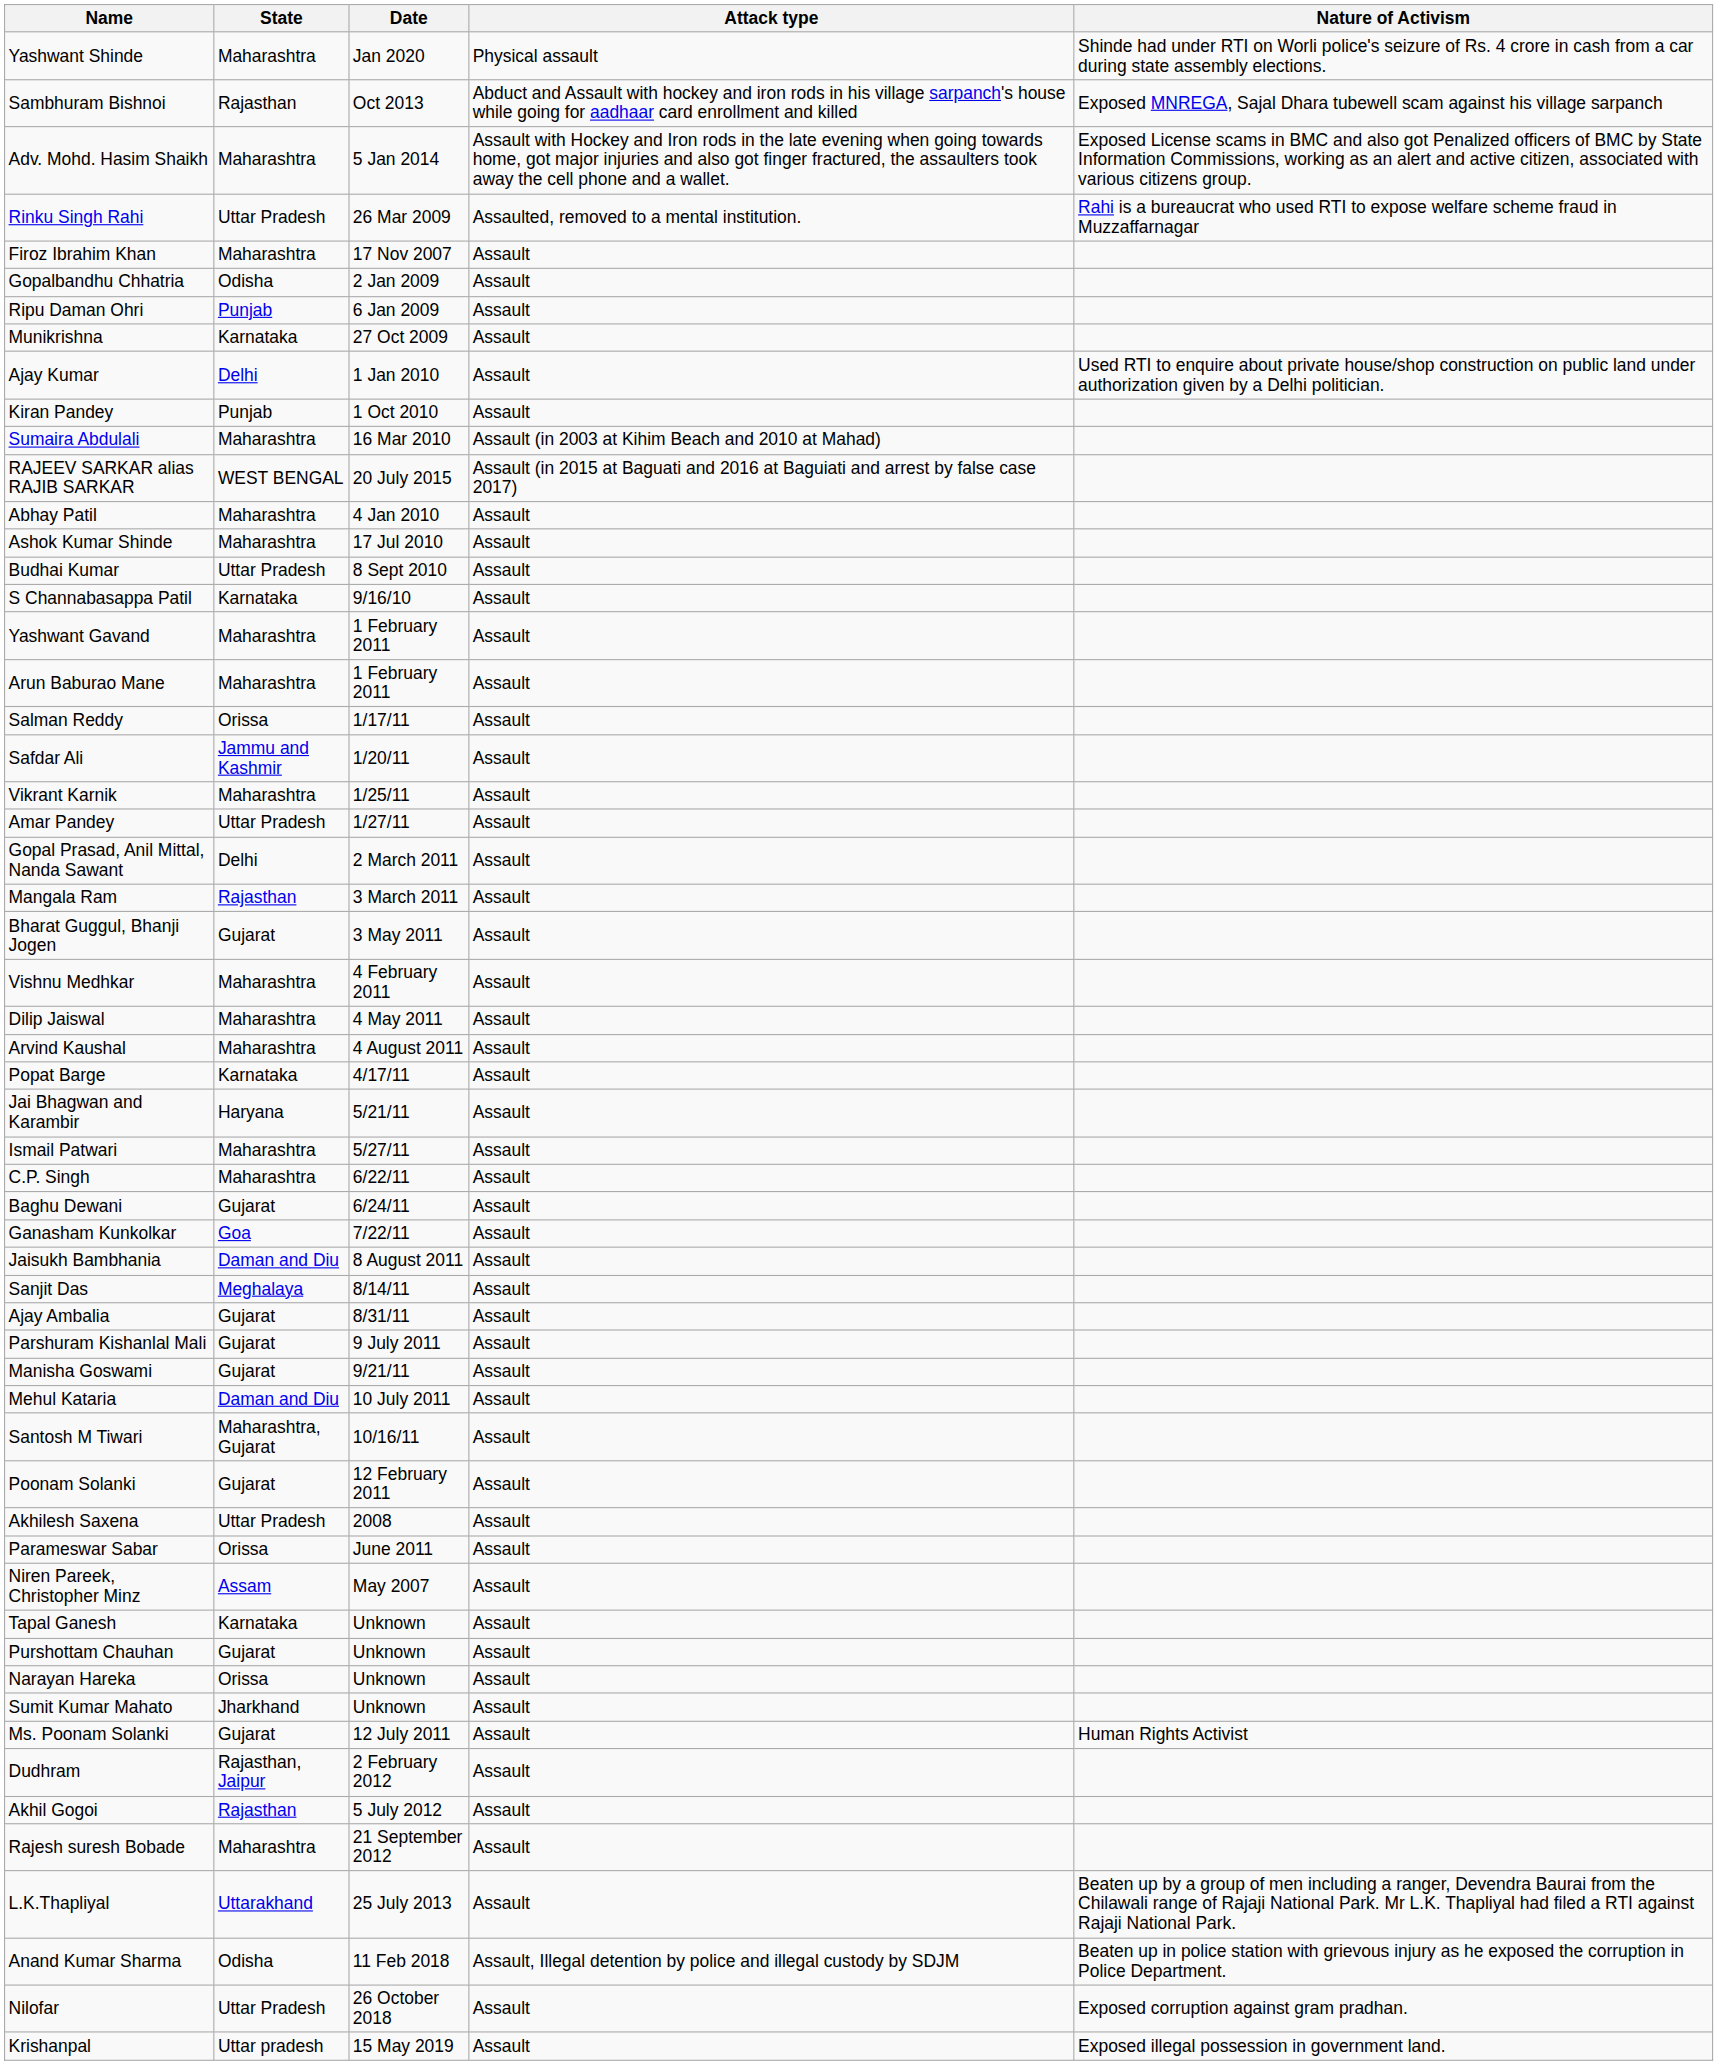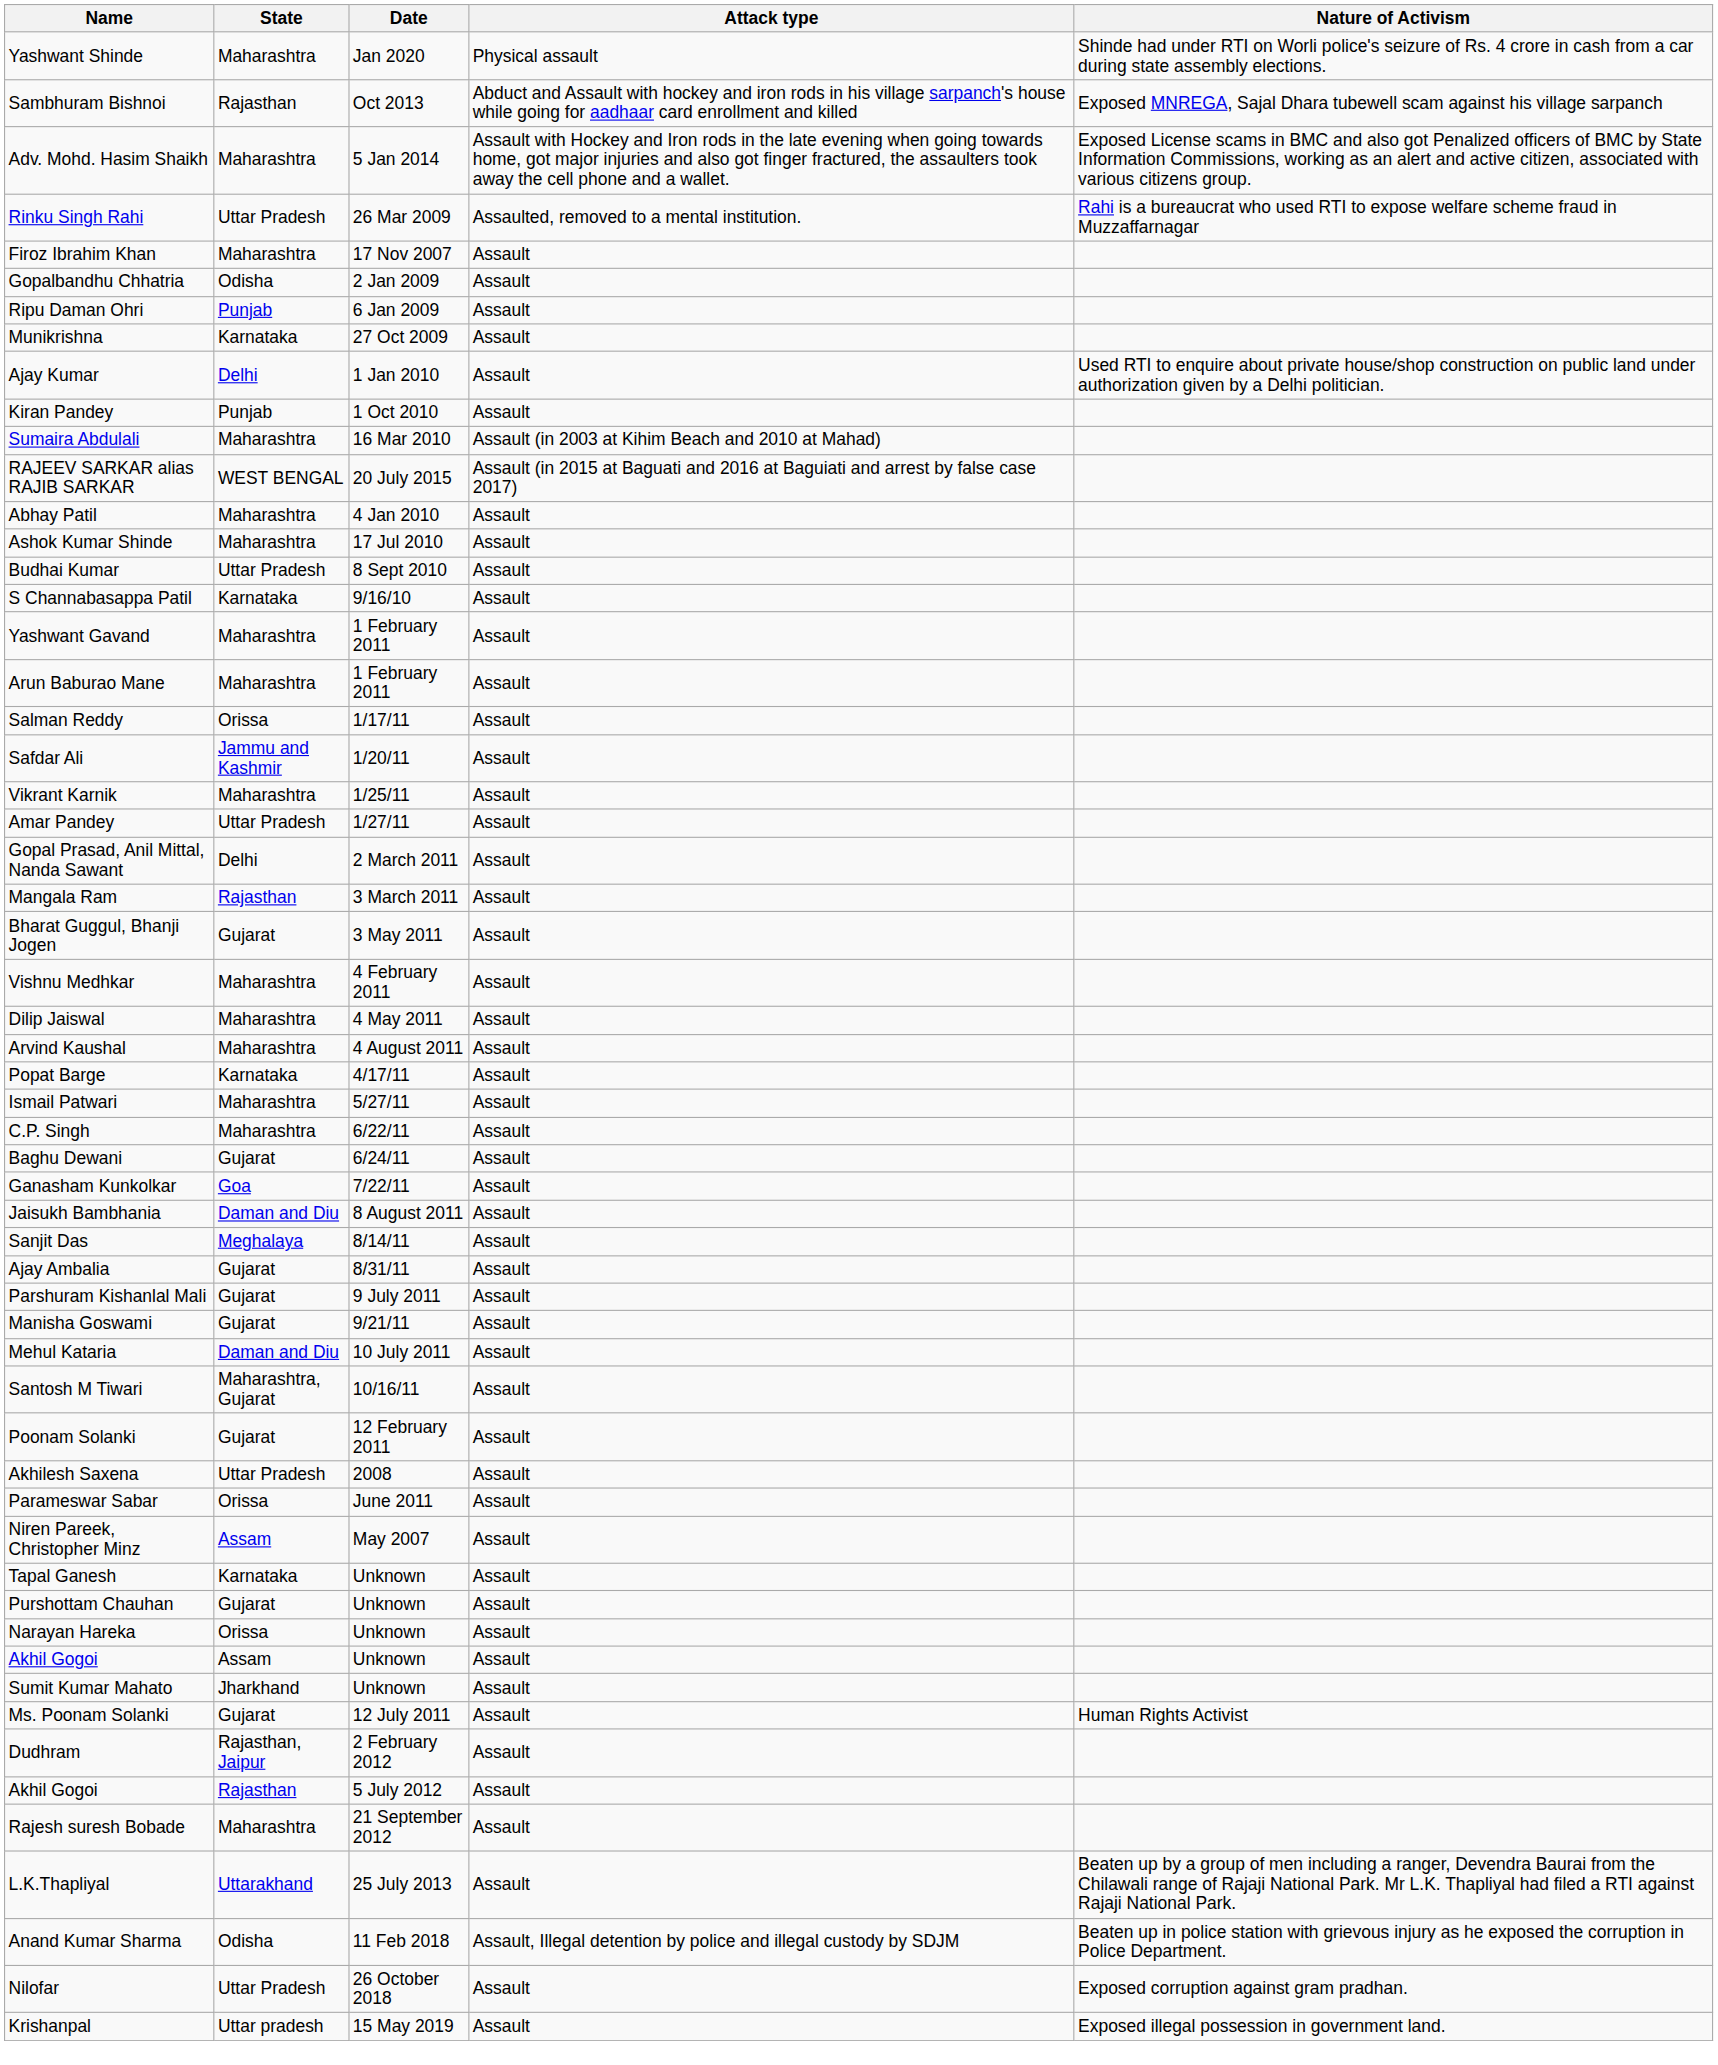- row: (75, 1112)
+ row: (53, 1659)
